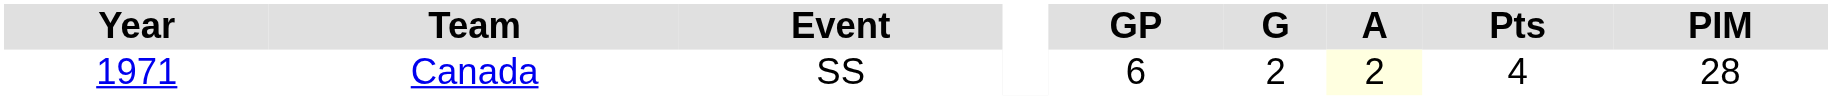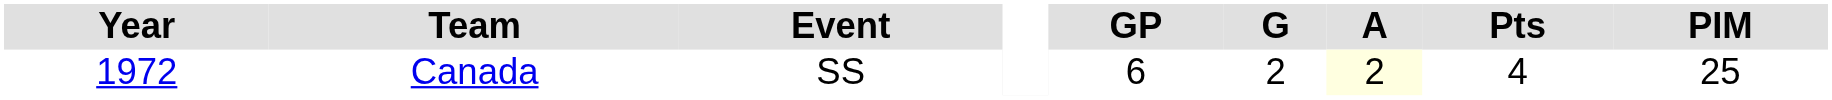(137, 71) 1971 -> (137, 71) 1972
(1720, 71) 28 -> (1720, 71) 25
